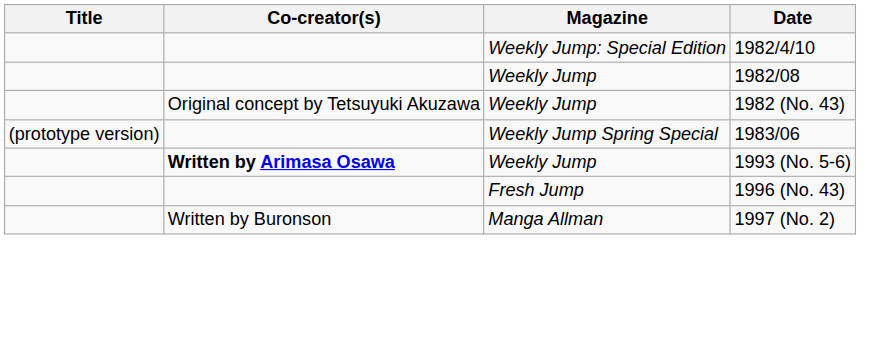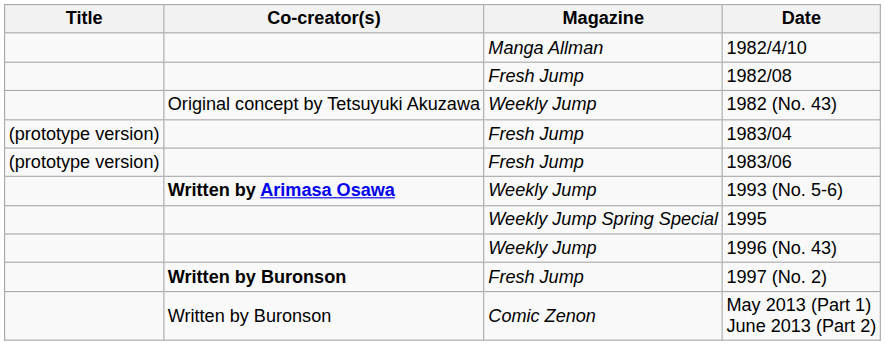(607, 47) Weekly Jump: Special Edition -> (546, 47) Manga Allman
(542, 76) Weekly Jump -> (536, 76) Fresh Jump
+ row: (759, 133)
(603, 133) Weekly Jump Spring Special -> (536, 162) Fresh Jump
+ row: (747, 219)
(536, 190) Fresh Jump -> (542, 248) Weekly Jump
(250, 219) normal -> (257, 276) bold
(546, 219) Manga Allman -> (536, 276) Fresh Jump
+ row: (801, 315)
